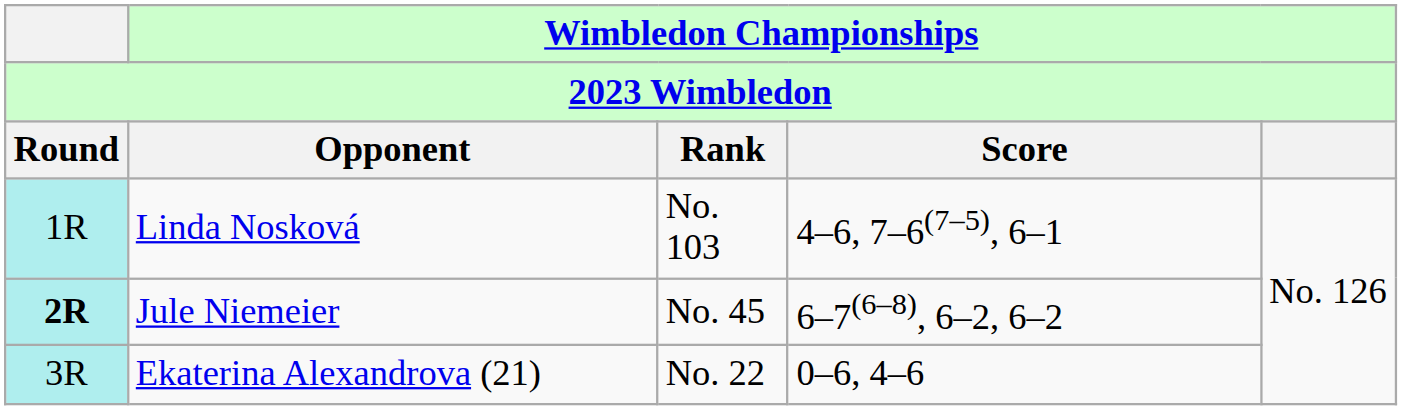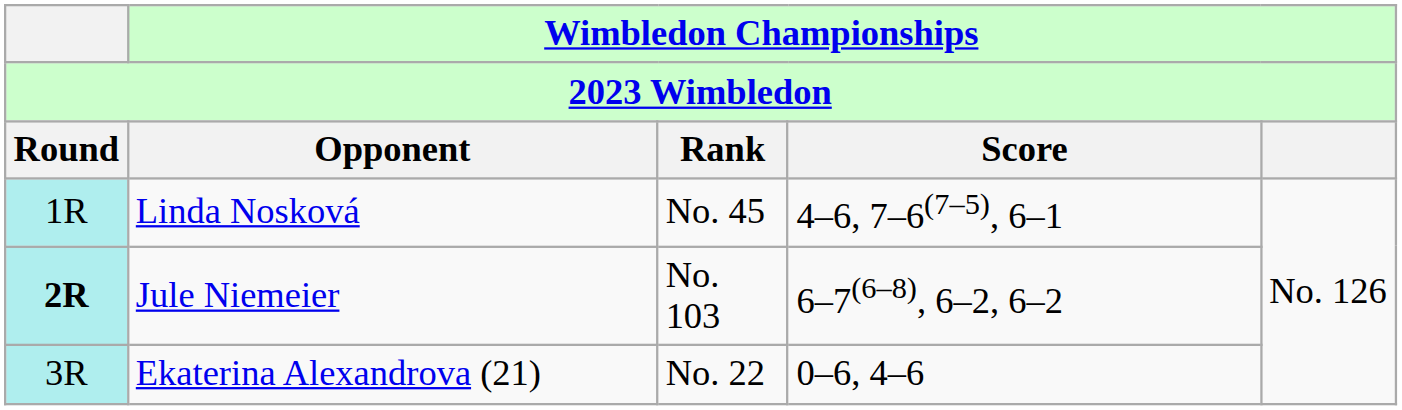(693, 227) No. 103 -> (715, 211) No. 45
(715, 310) No. 45 -> (693, 295) No. 103
